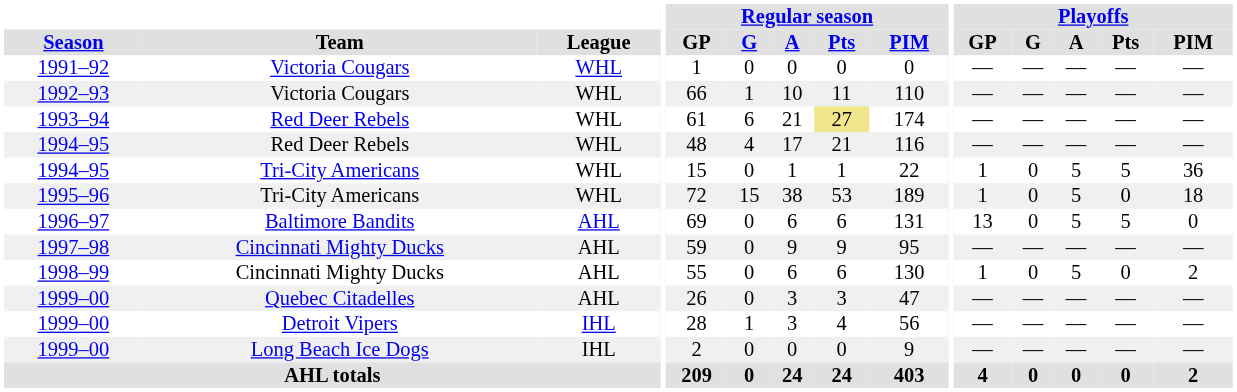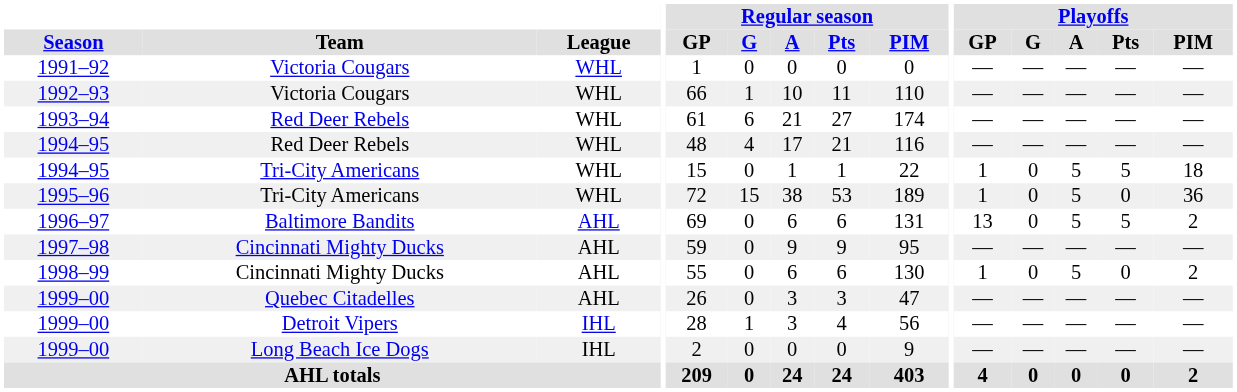(842, 119) khaki background -> (842, 119) no background
(1193, 170) 36 -> (1193, 170) 18
(1193, 195) 18 -> (1193, 195) 36
(1193, 221) 0 -> (1193, 221) 2
